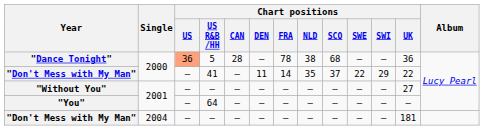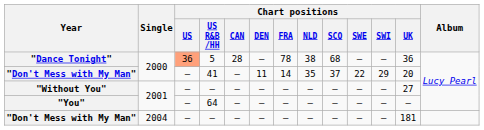(408, 74) 22 -> (408, 74) 20
